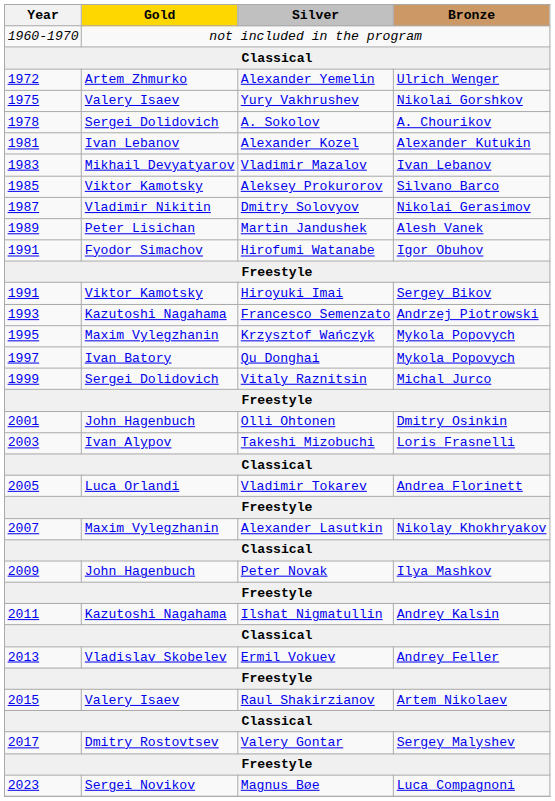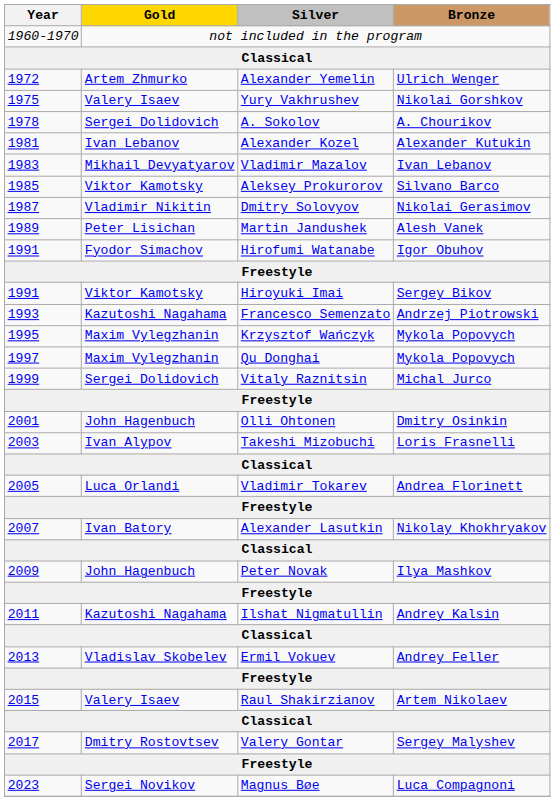(128, 358) Ivan Batory -> (152, 358) Maxim Vylegzhanin
(152, 529) Maxim Vylegzhanin -> (128, 529) Ivan Batory
